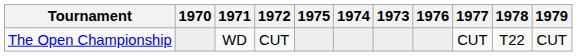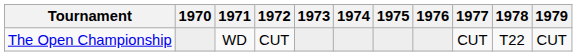columns swapped: (393, 16) <-> (314, 16)
